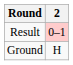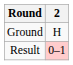rows swapped: (25, 50) <-> (25, 32)
